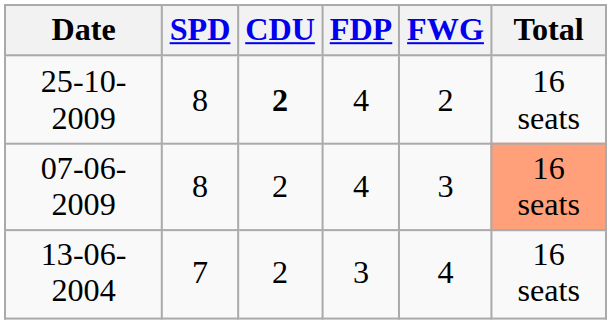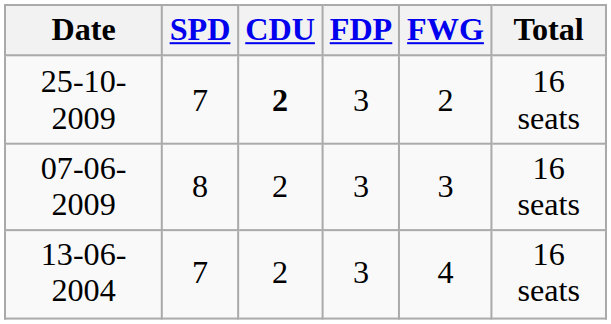(200, 99) 8 -> (200, 99) 7
(361, 99) 4 -> (361, 99) 3
(361, 186) 4 -> (361, 186) 3
(549, 186) lightsalmon background -> (549, 186) no background
